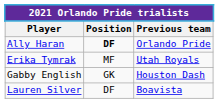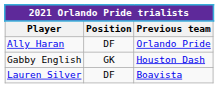(109, 45) bold -> (109, 45) normal
- row: (41, 60)
